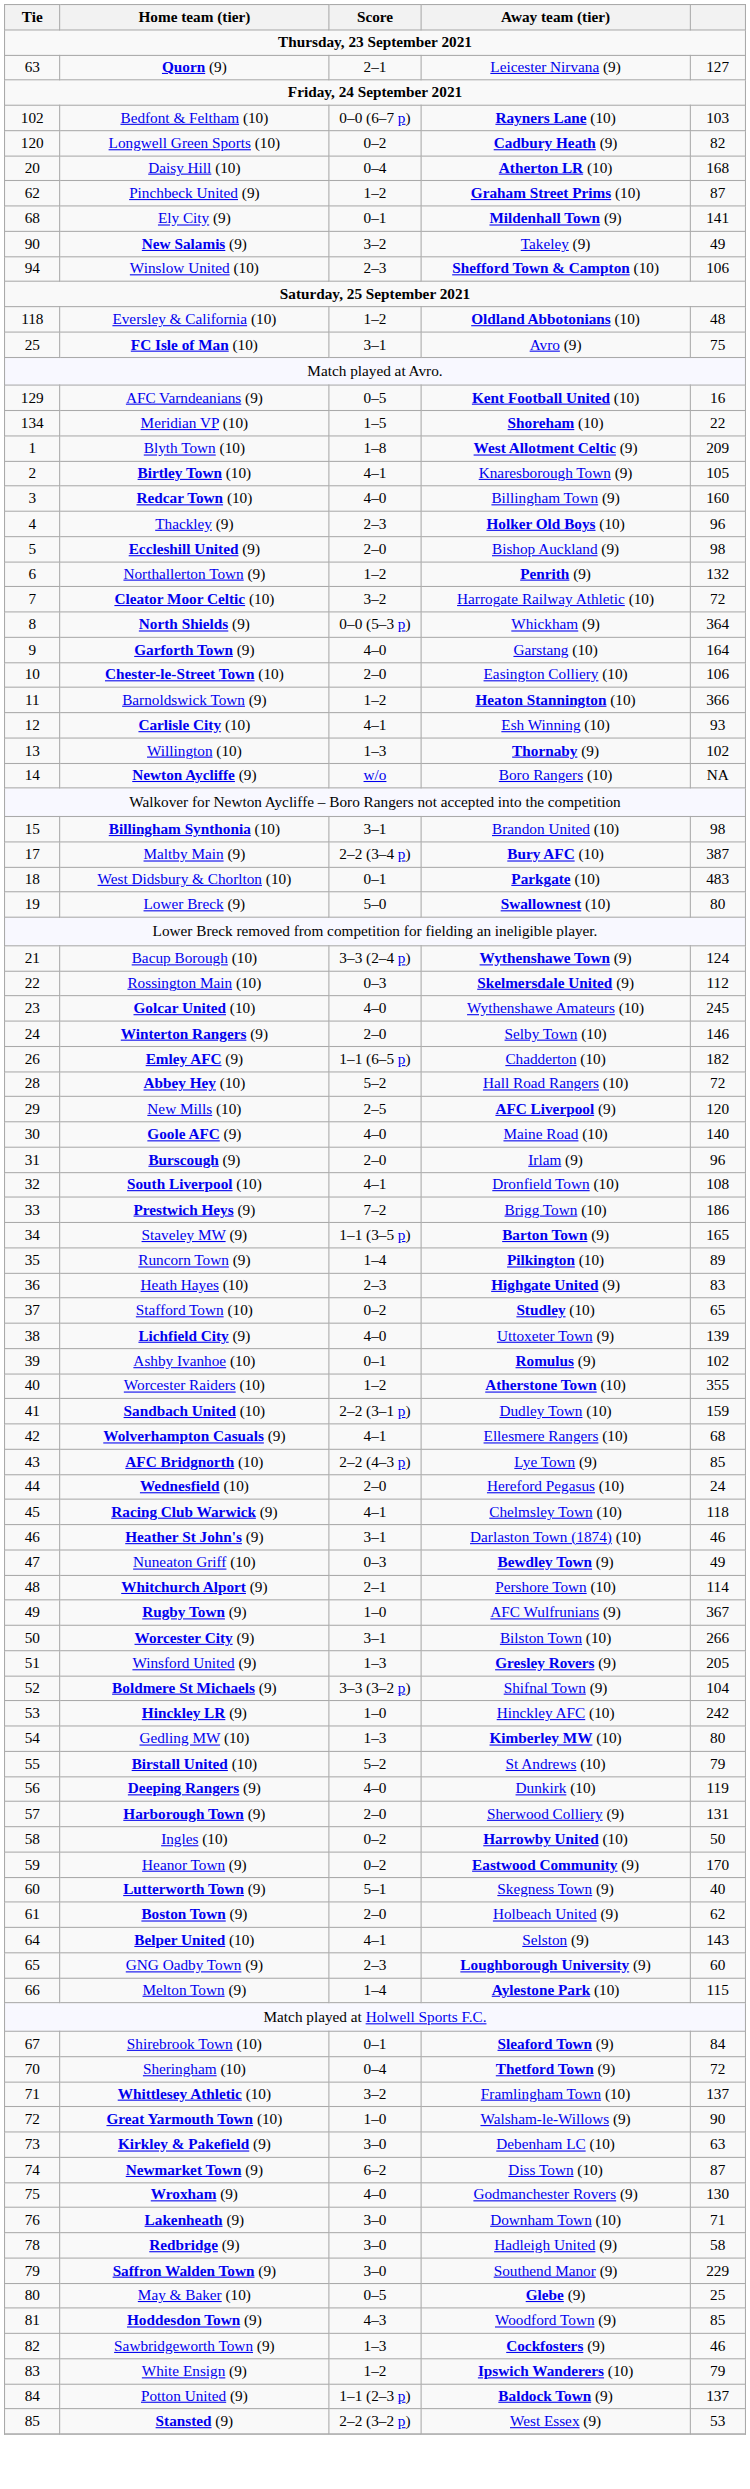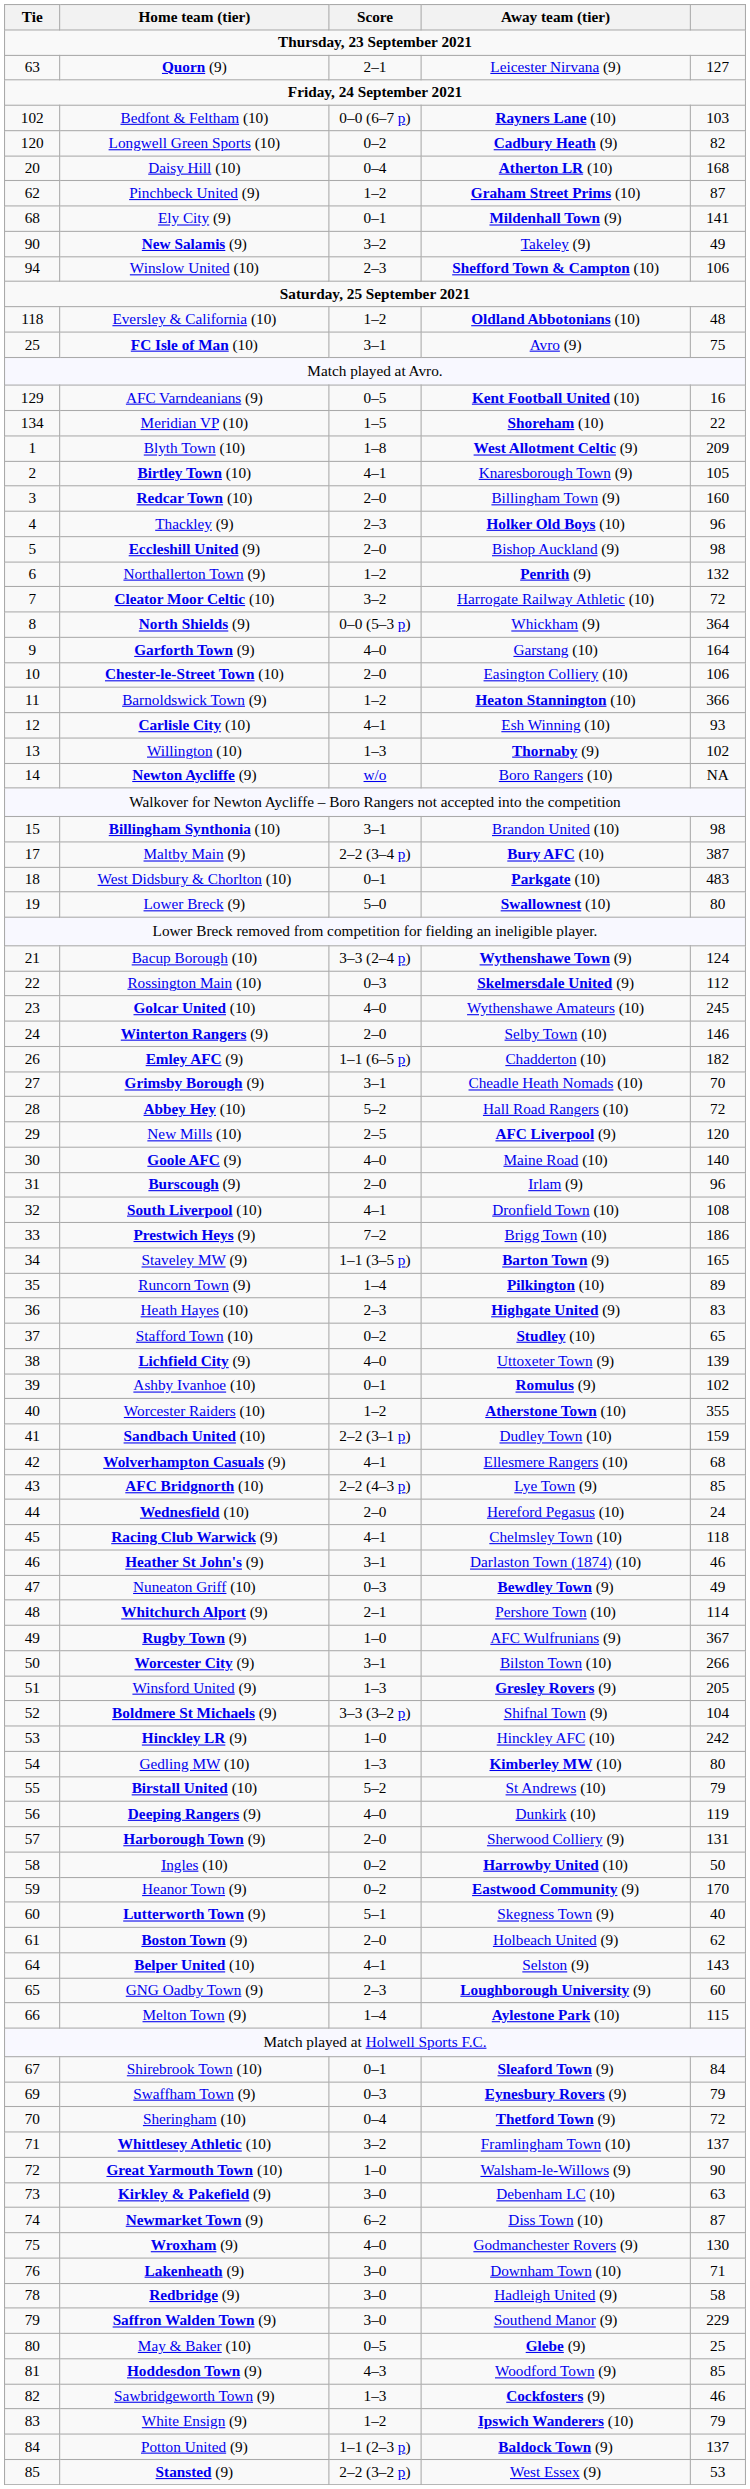(375, 498) 4–0 -> (375, 498) 2–0
+ row: (194, 1084)
+ row: (194, 2094)
